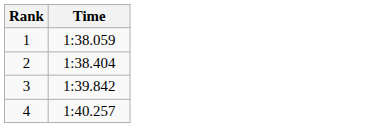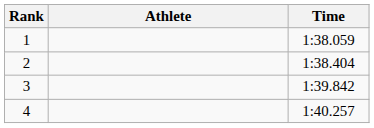+ column: (168, 16)
